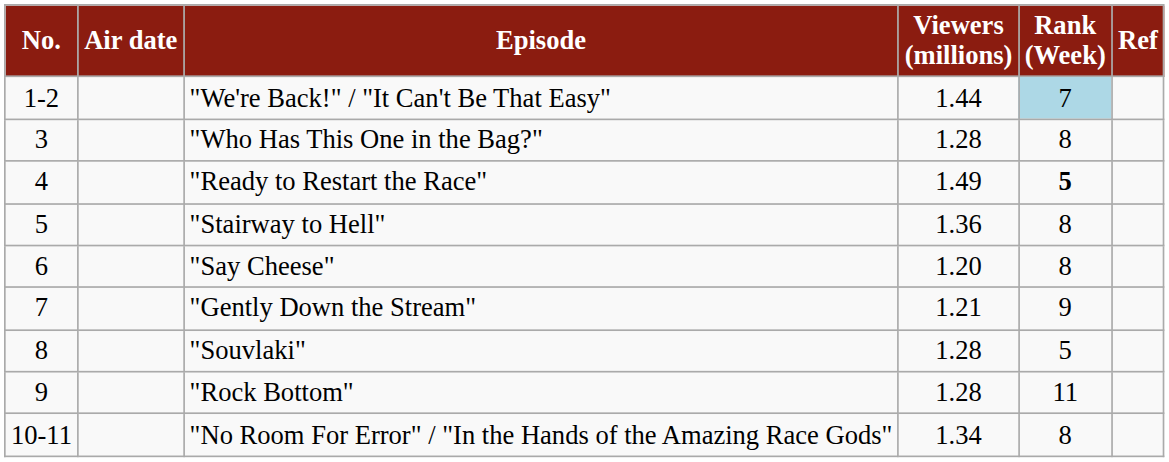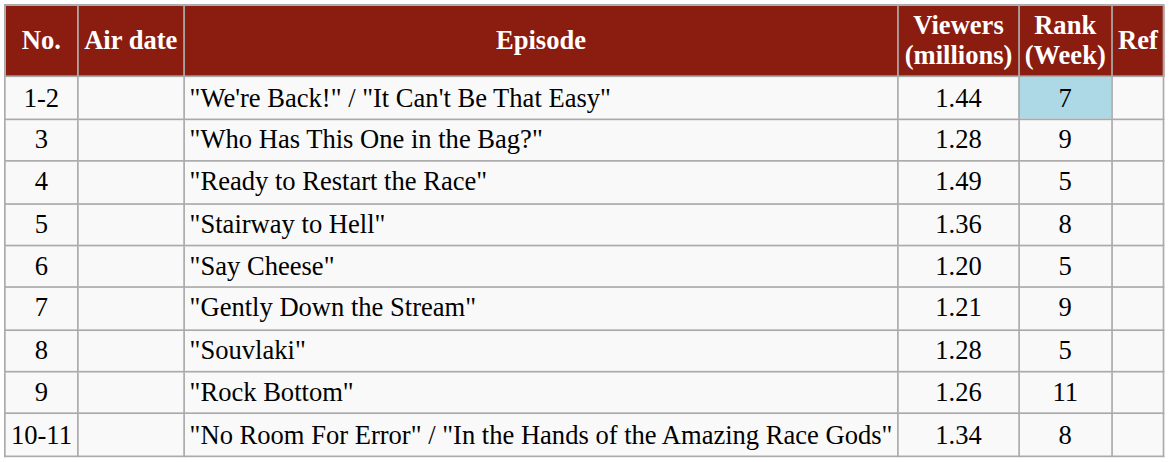(1065, 139) 8 -> (1065, 139) 9
(1065, 181) bold -> (1065, 181) normal
(1065, 266) 8 -> (1065, 266) 5
(959, 392) 1.28 -> (959, 392) 1.26
